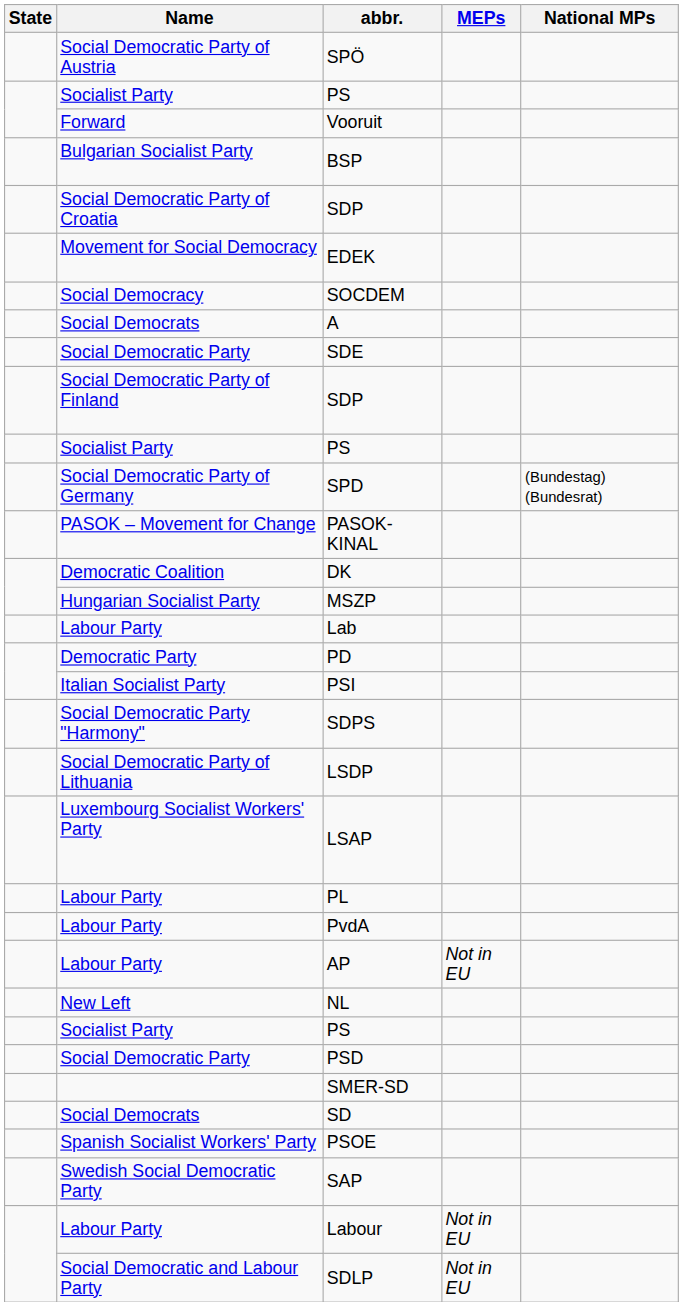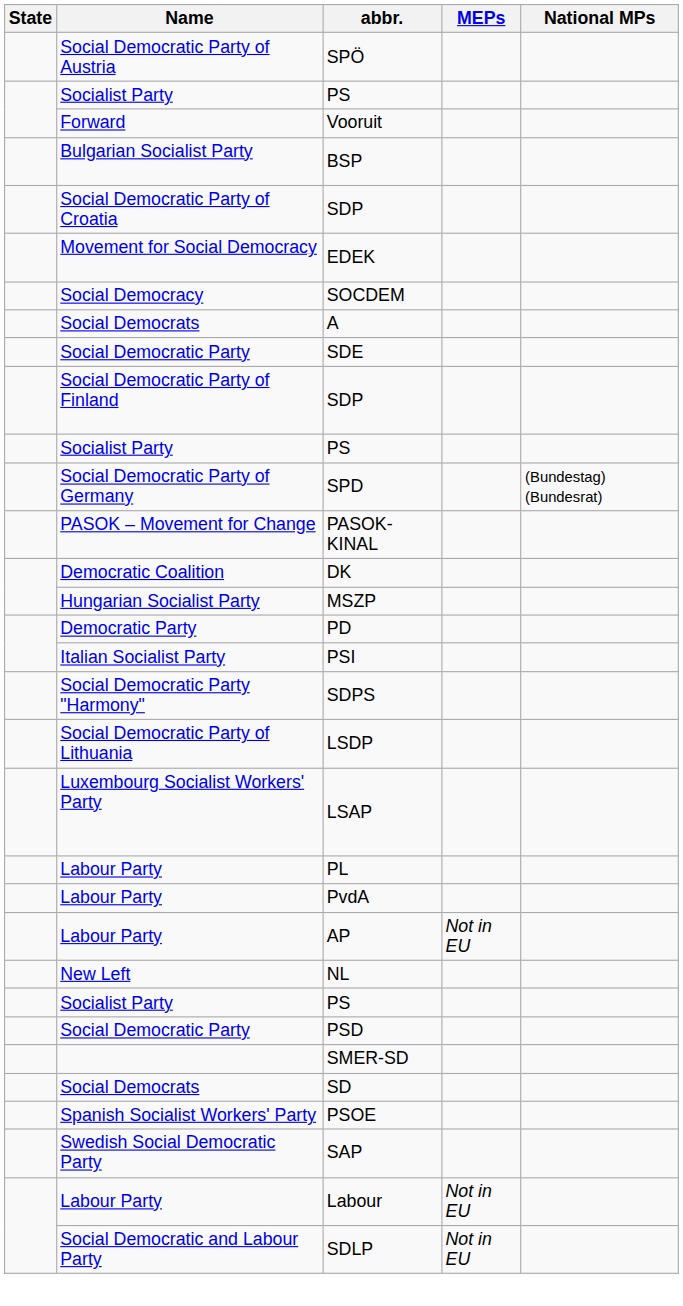- row: (111, 629)
